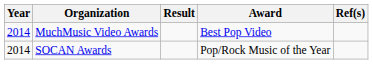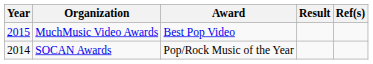columns swapped: (265, 13) <-> (179, 13)
(19, 31) 2014 -> (19, 31) 2015
